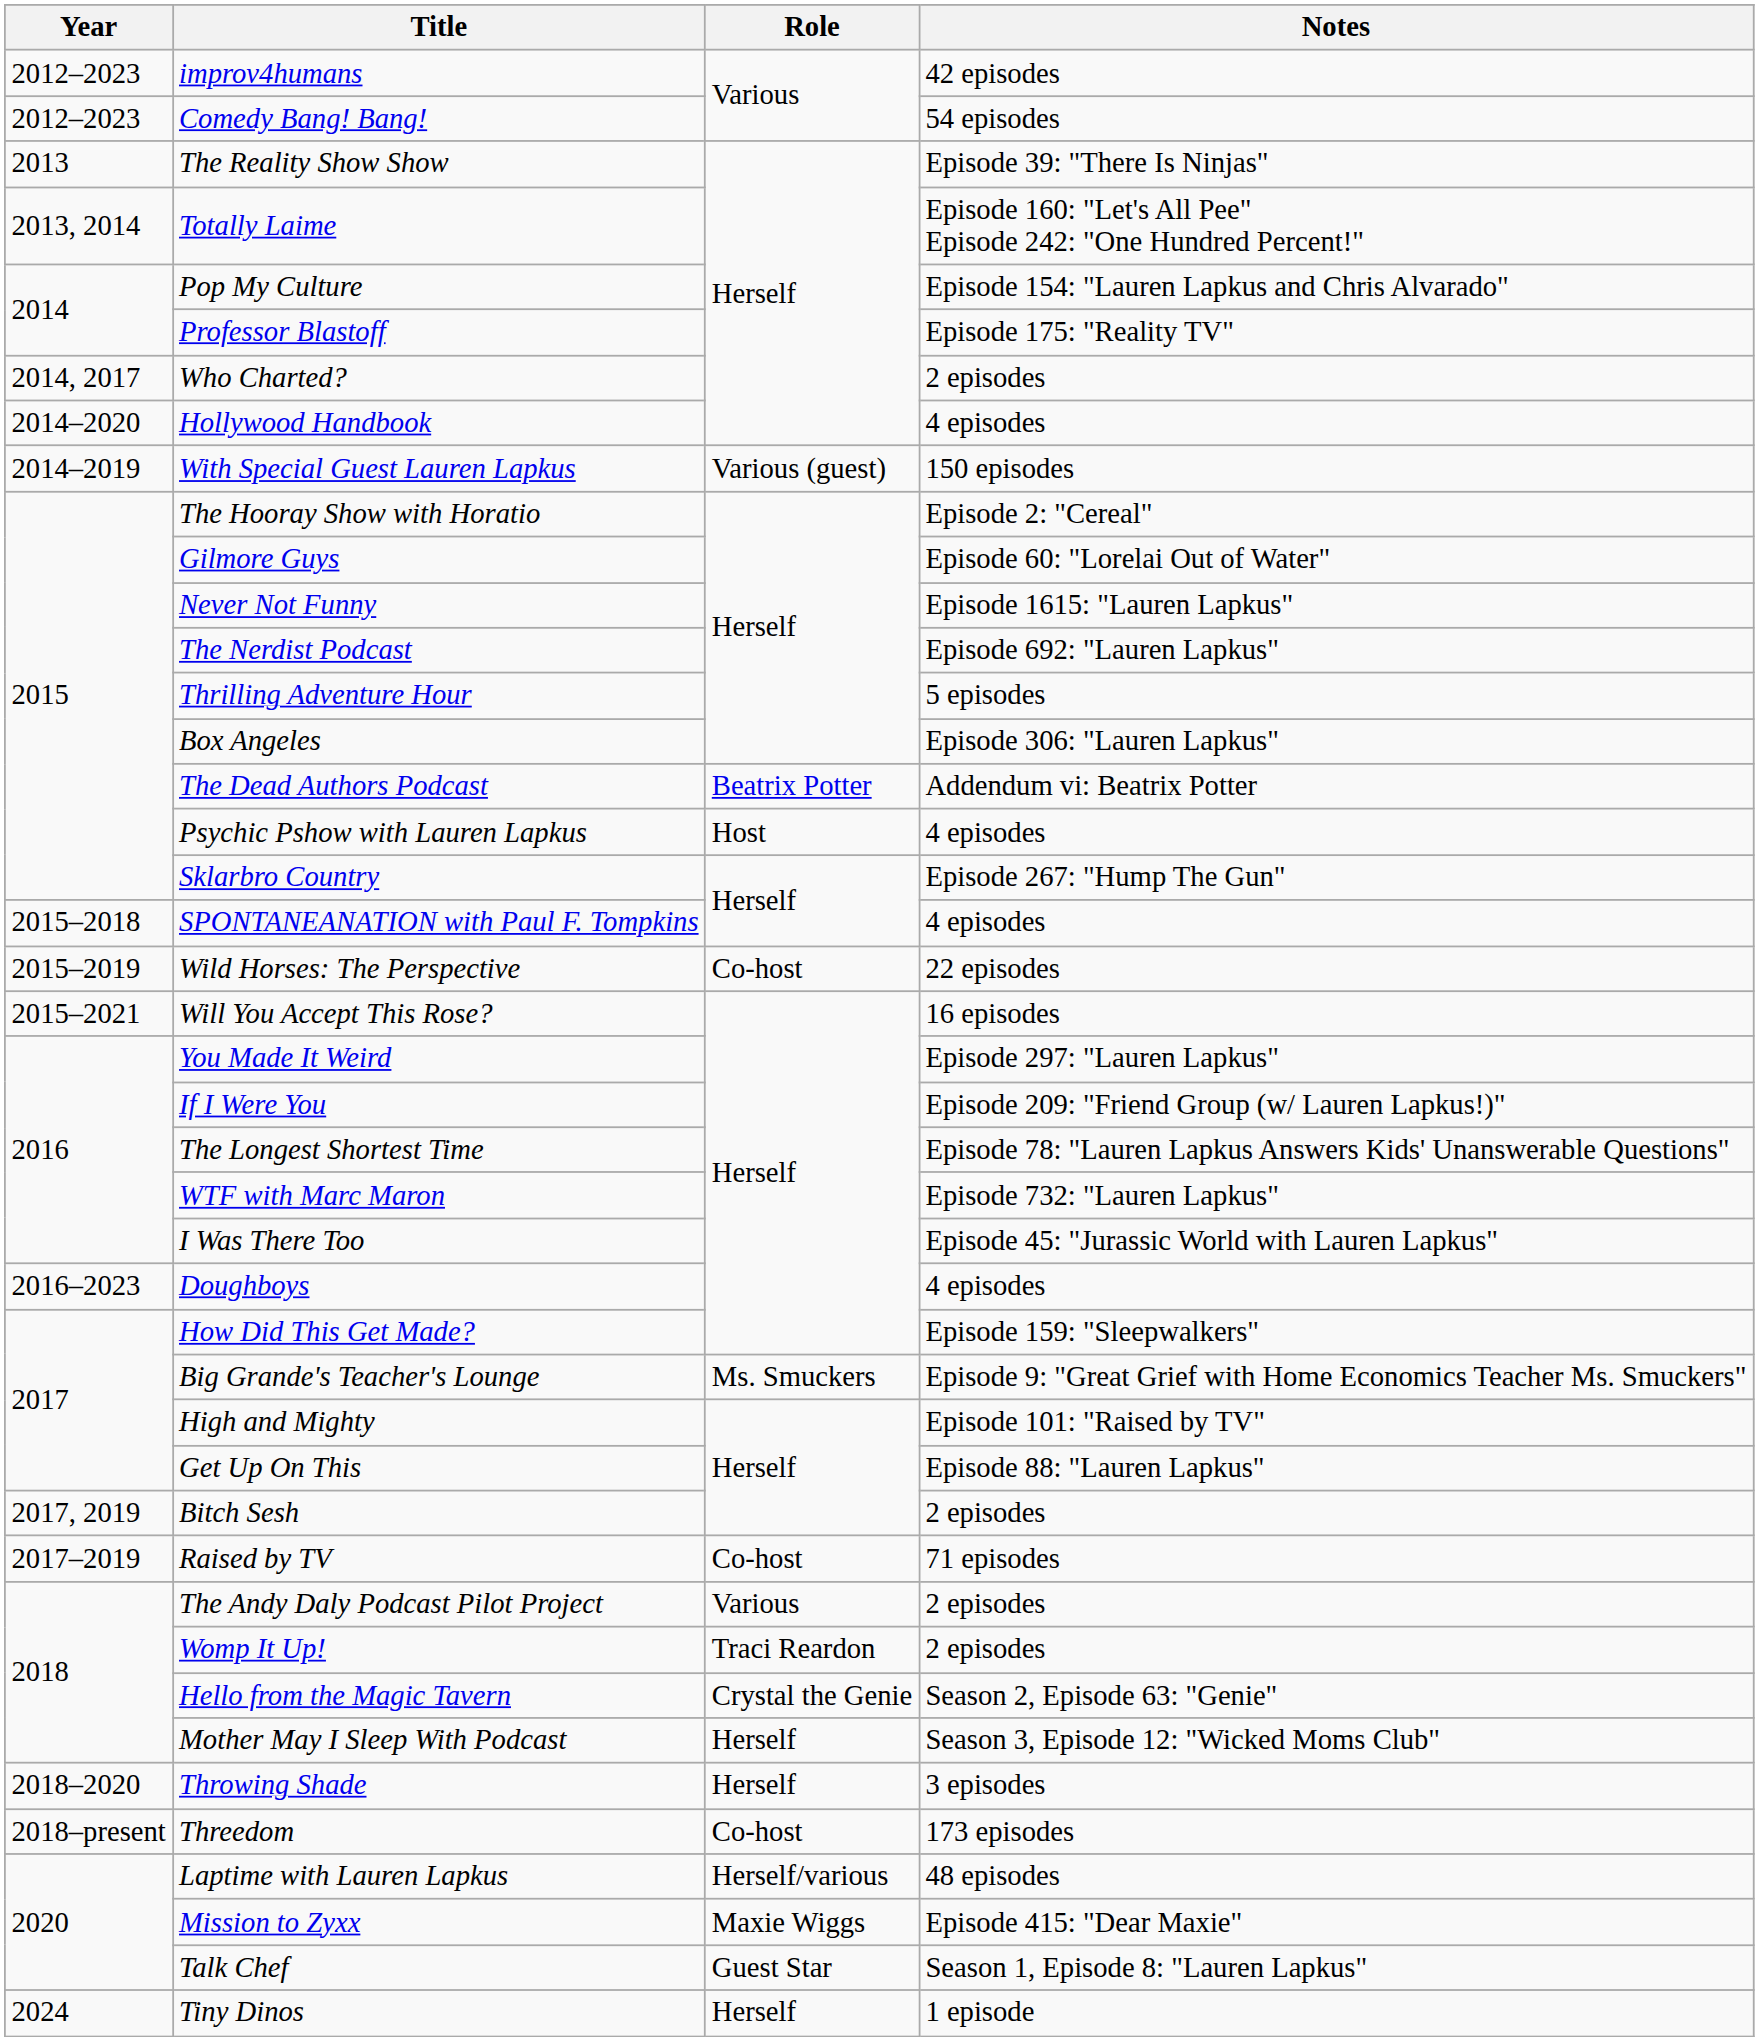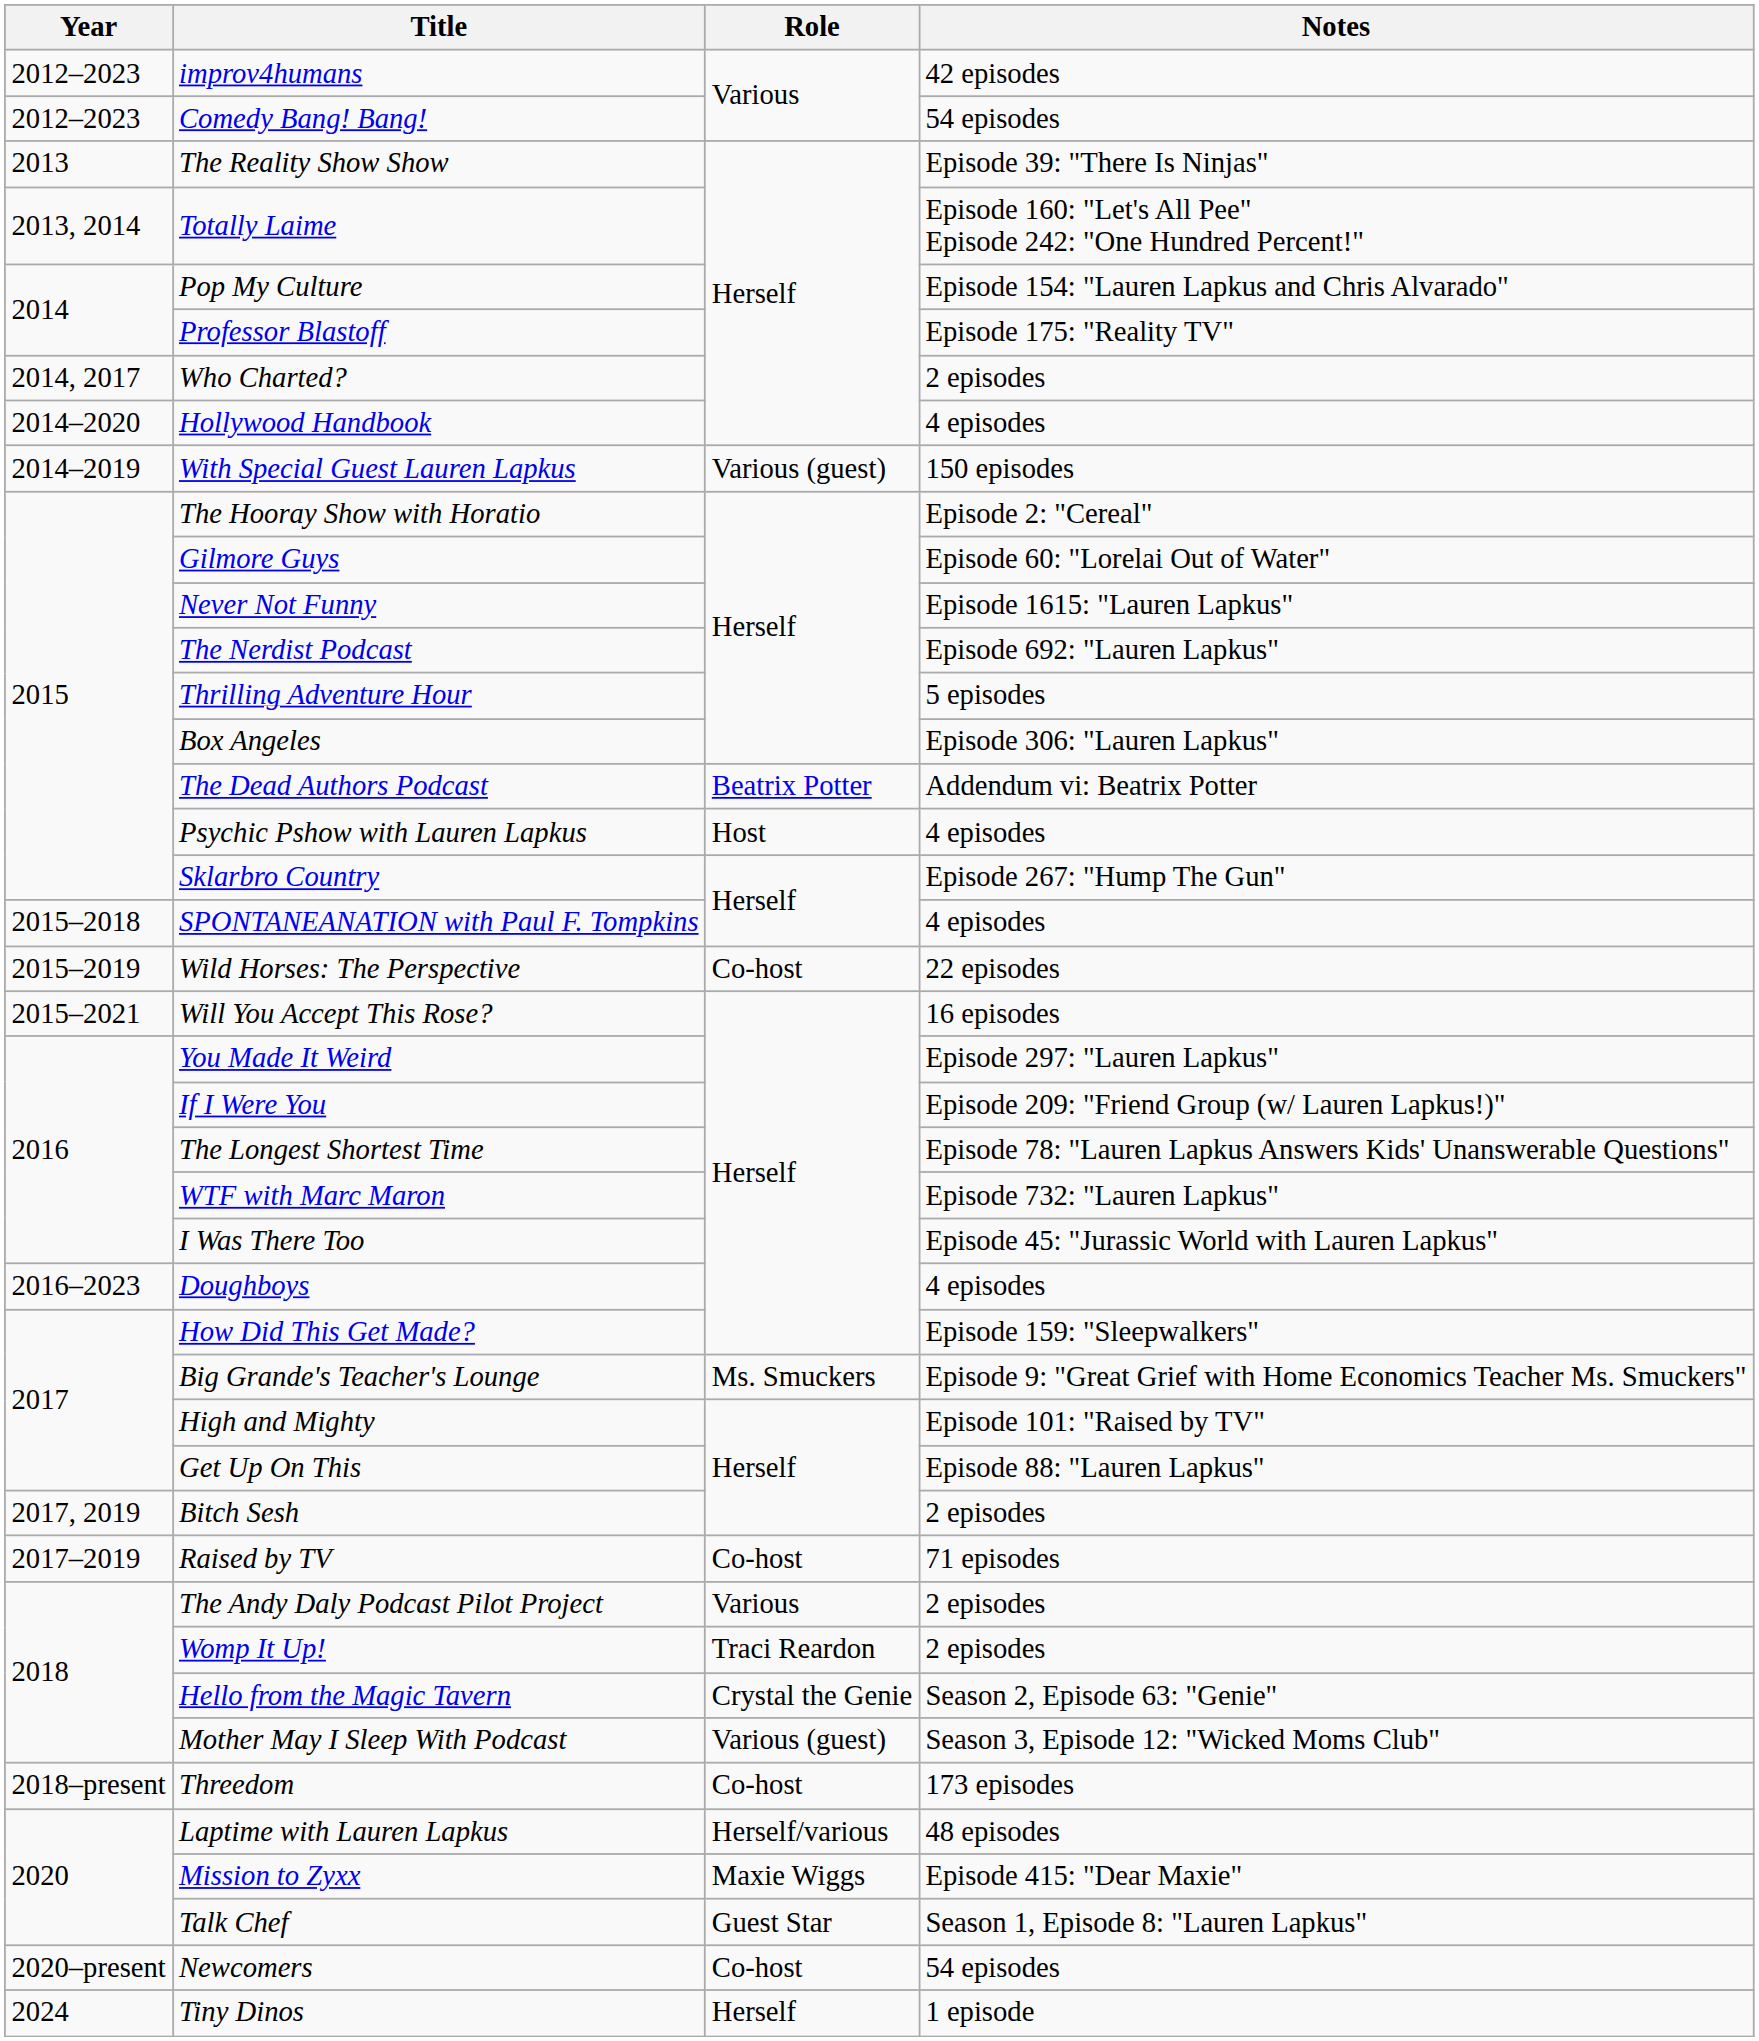(754, 1740) Herself -> (799, 1740) Various (guest)
- row: (273, 1785)
+ row: (246, 1967)
